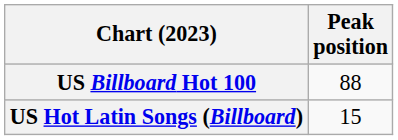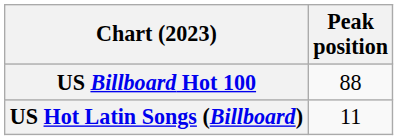(351, 116) 15 -> (351, 116) 11
